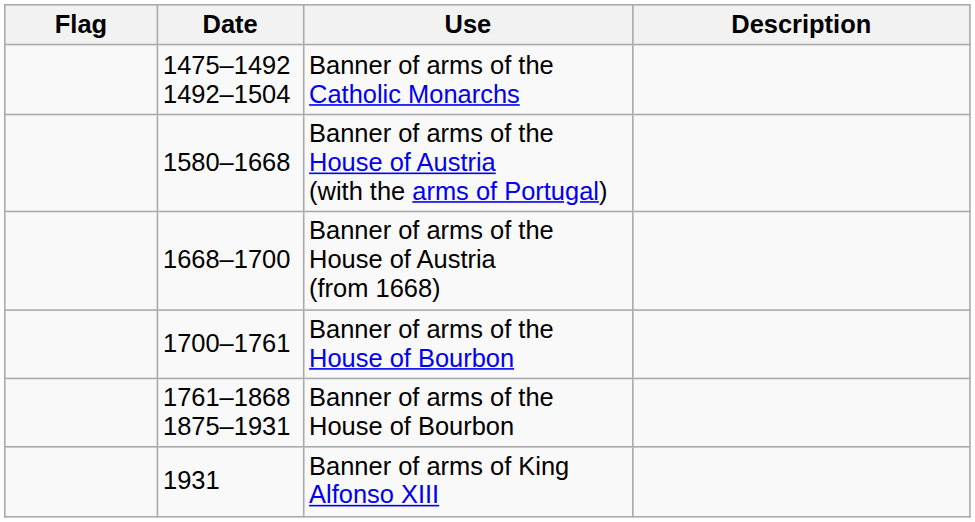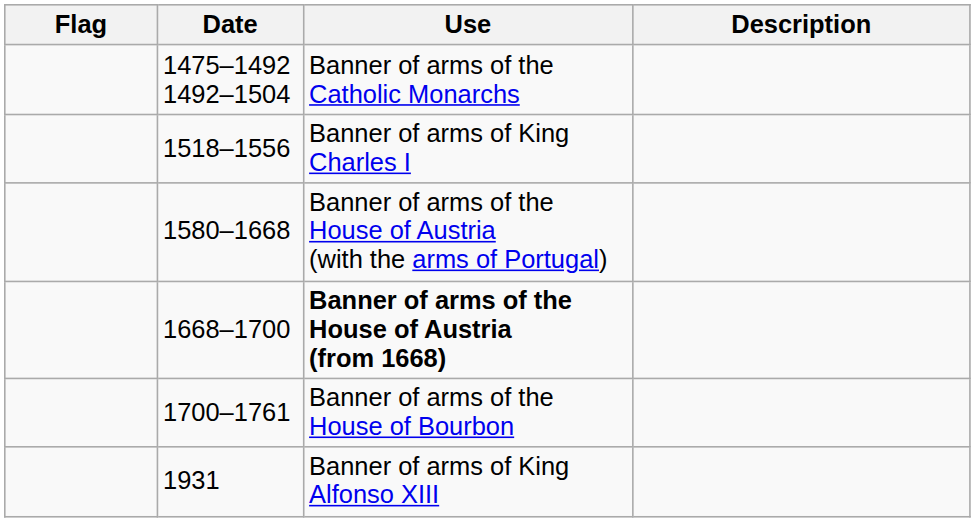+ row: (227, 148)
(431, 260) normal -> (441, 329) bold
- row: (227, 412)
